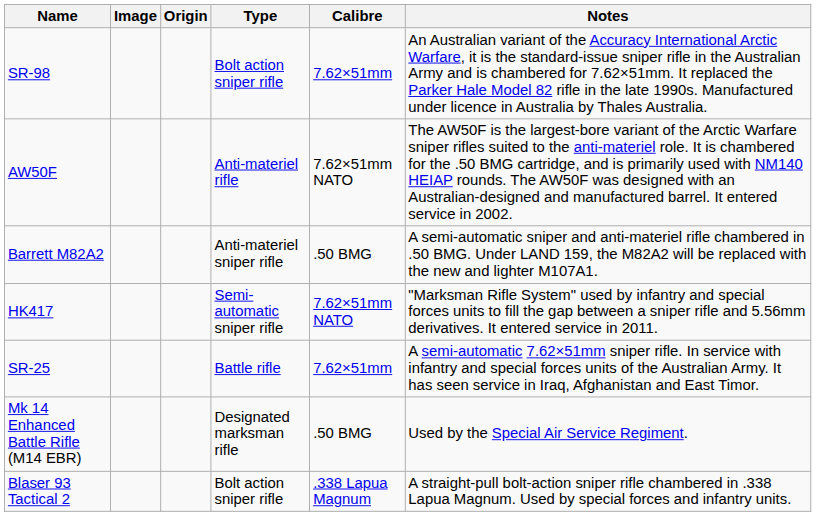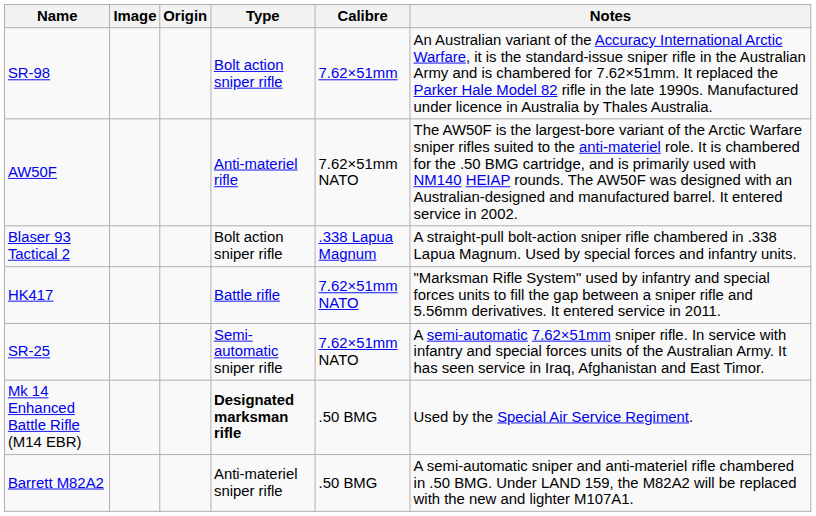rows swapped: (39, 491) <-> (56, 254)
(249, 311) Semi-automatic sniper rifle -> (247, 294) Battle rifle
(248, 368) Battle rifle -> (248, 351) Semi-automatic sniper rifle
(353, 368) 7.62×51mm -> (358, 351) 7.62×51mm NATO
(252, 434) normal -> (254, 417) bold
